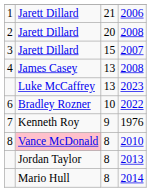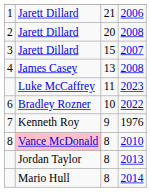(109, 86) 13 -> (109, 86) 11
